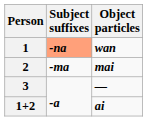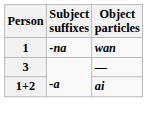(58, 47) lightsalmon background -> (58, 47) no background
- row: (26, 67)
